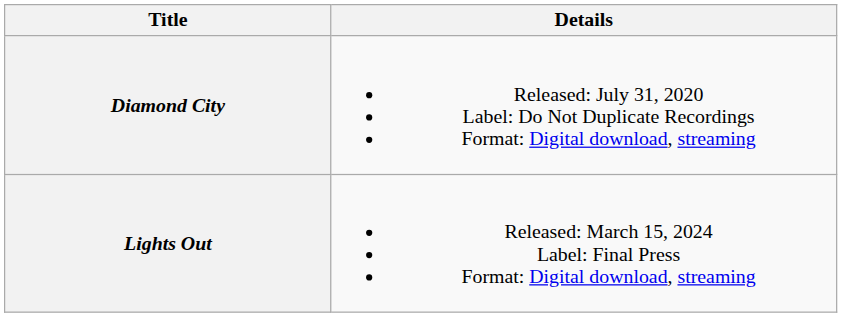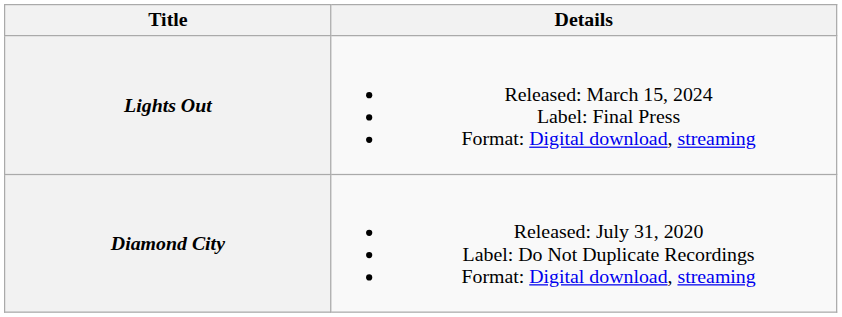rows swapped: (168, 243) <-> (168, 105)
